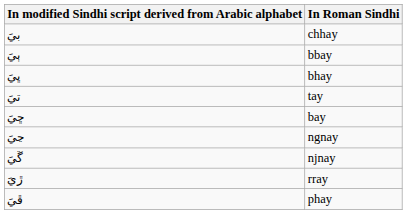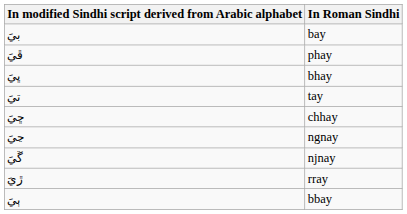(323, 34) chhay -> (317, 34) bay
rows swapped: (14, 55) <-> (15, 199)
(317, 116) bay -> (323, 116) chhay
